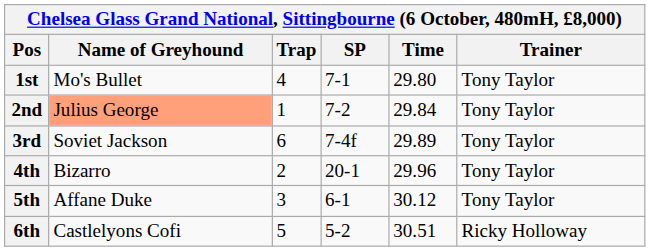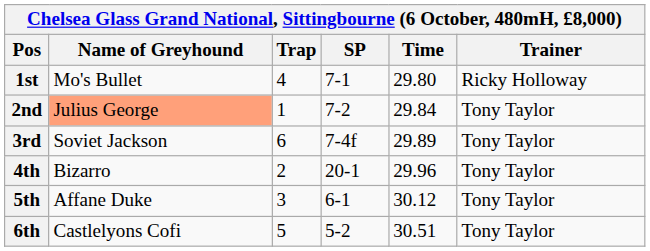(508, 79) Tony Taylor -> (524, 79) Ricky Holloway
(524, 230) Ricky Holloway -> (508, 230) Tony Taylor
